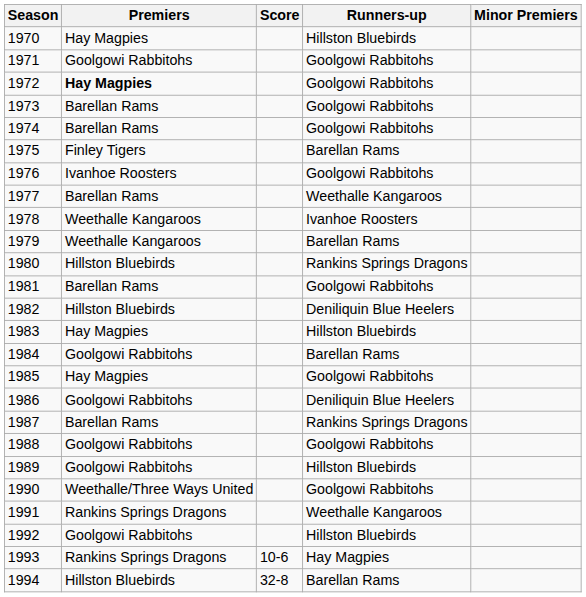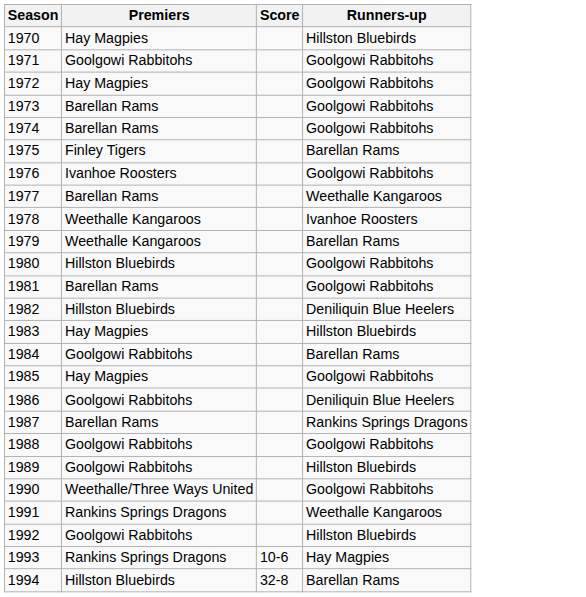- column: (526, 15)
(108, 83) bold -> (107, 83) normal
(387, 264) Rankins Springs Dragons -> (370, 264) Goolgowi Rabbitohs
